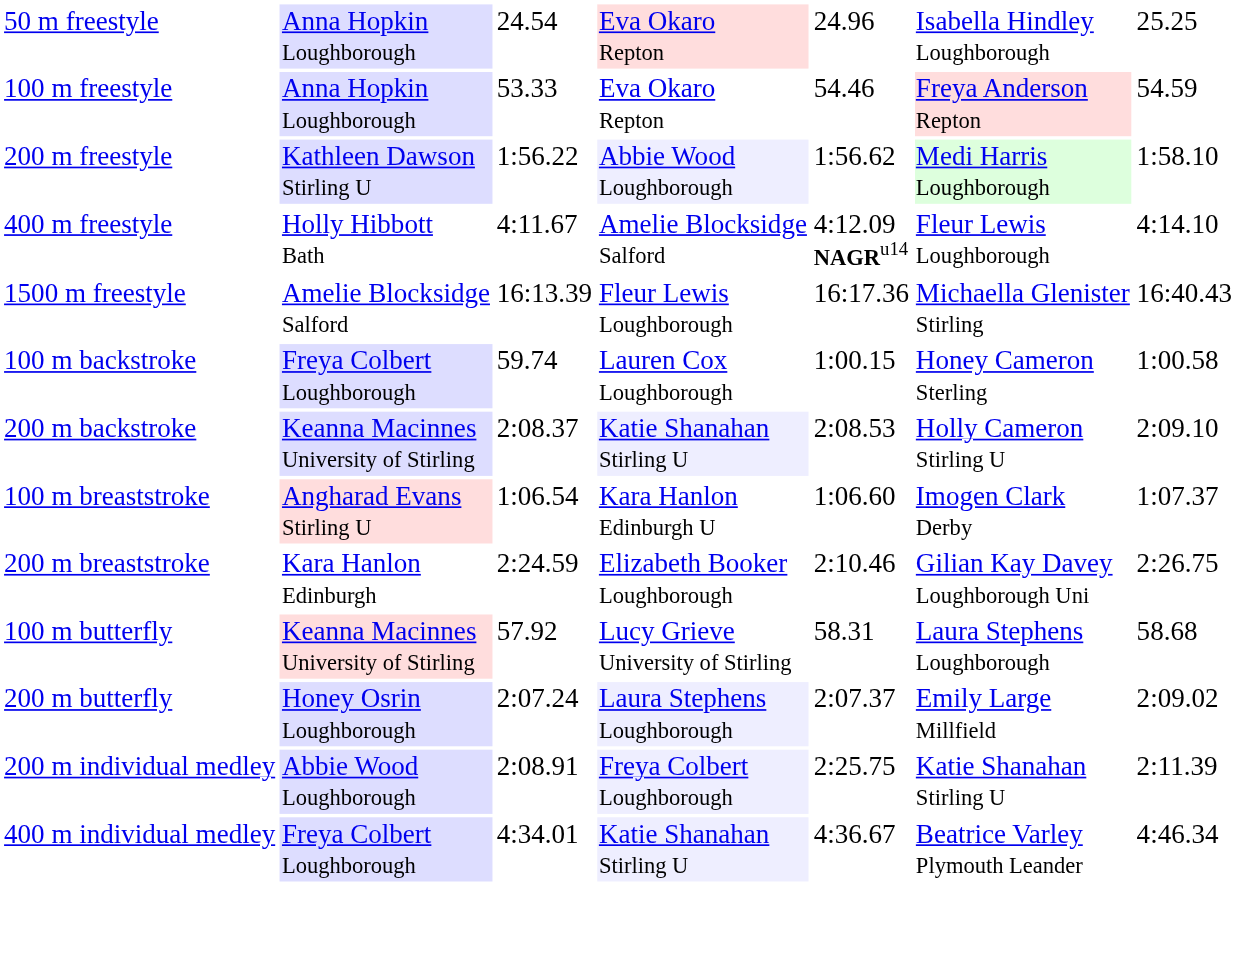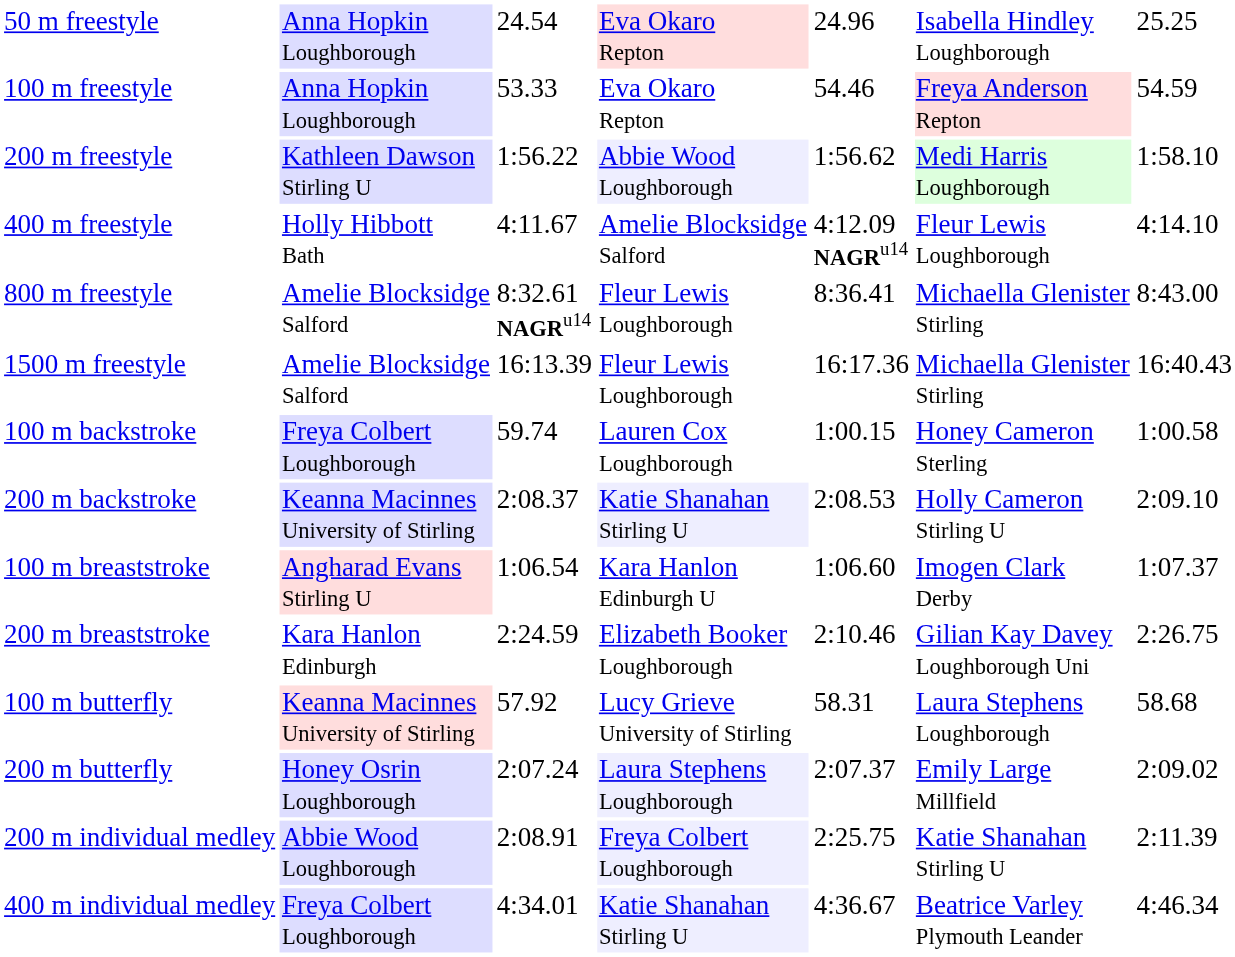+ row: (88, 293)
